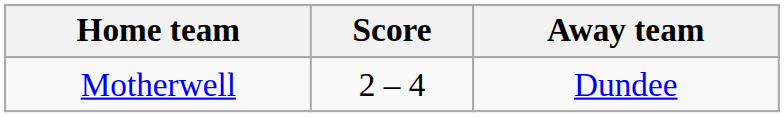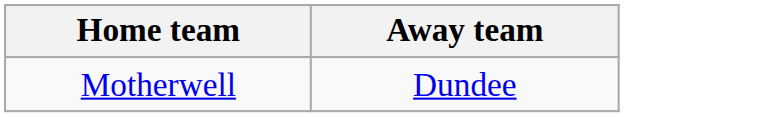- column: (392, 30)
